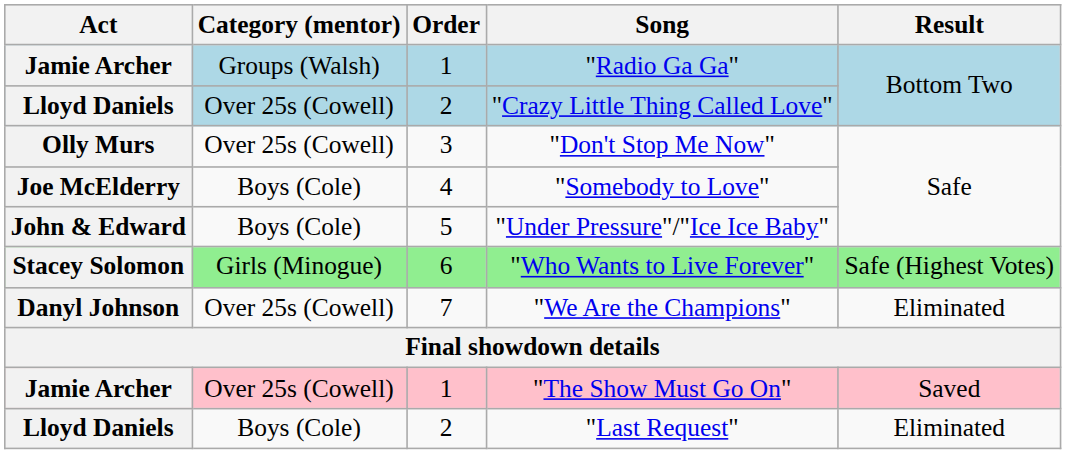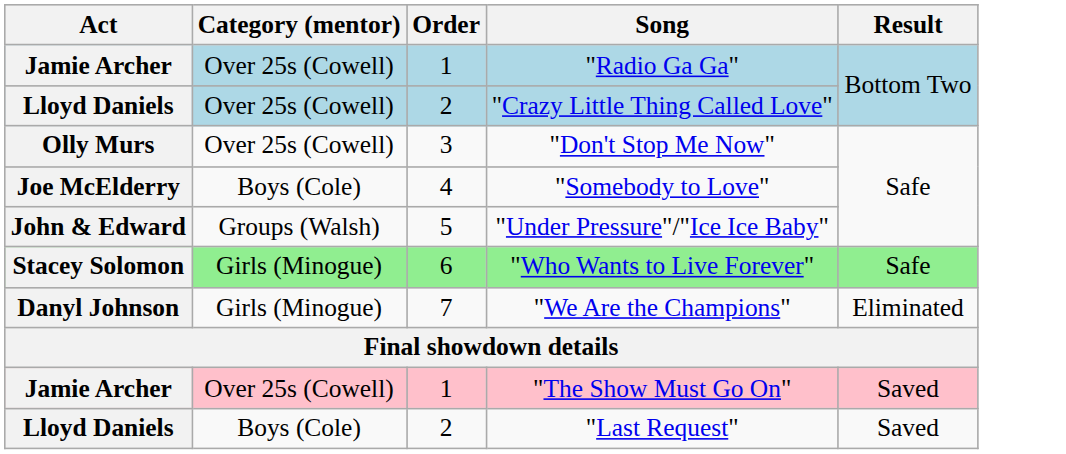(299, 65) Groups (Walsh) -> (299, 65) Over 25s (Cowell)
(299, 226) Boys (Cole) -> (299, 226) Groups (Walsh)
(949, 266) Safe (Highest Votes) -> (908, 266) Safe
(299, 307) Over 25s (Cowell) -> (299, 307) Girls (Minogue)
(949, 428) Eliminated -> (908, 428) Saved
